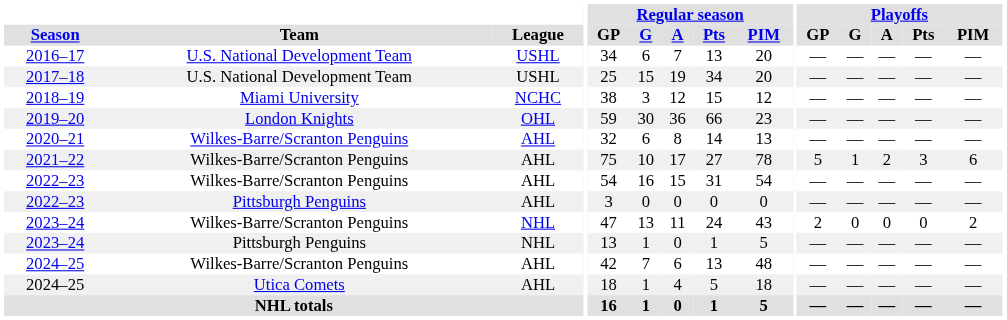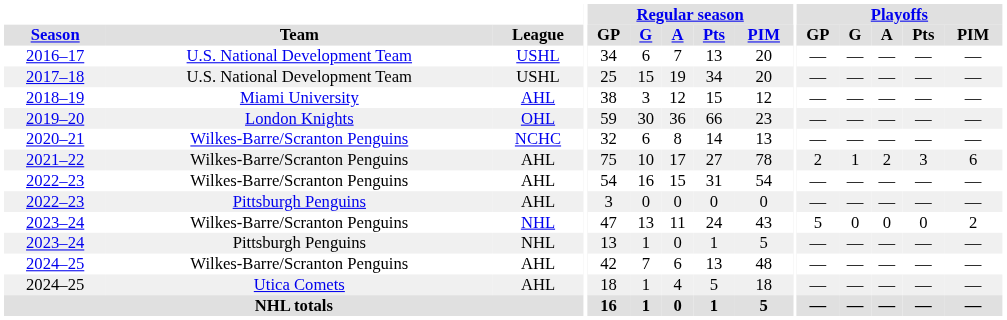(538, 97) NCHC -> (538, 97) AHL
(538, 139) AHL -> (538, 139) NCHC
(818, 159) 5 -> (818, 159) 2
(818, 222) 2 -> (818, 222) 5
